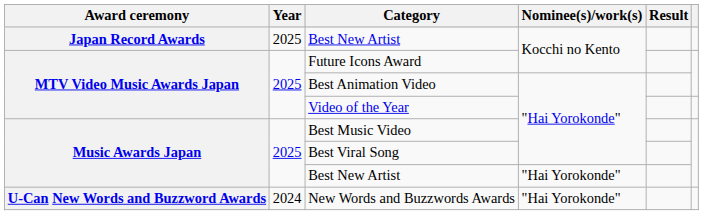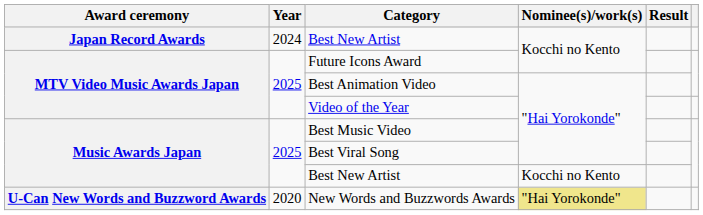(287, 38) 2025 -> (287, 38) 2024
(571, 175) "Hai Yorokonde" -> (571, 175) Kocchi no Kento
(287, 198) 2024 -> (287, 198) 2020
(571, 198) no background -> (571, 198) khaki background
